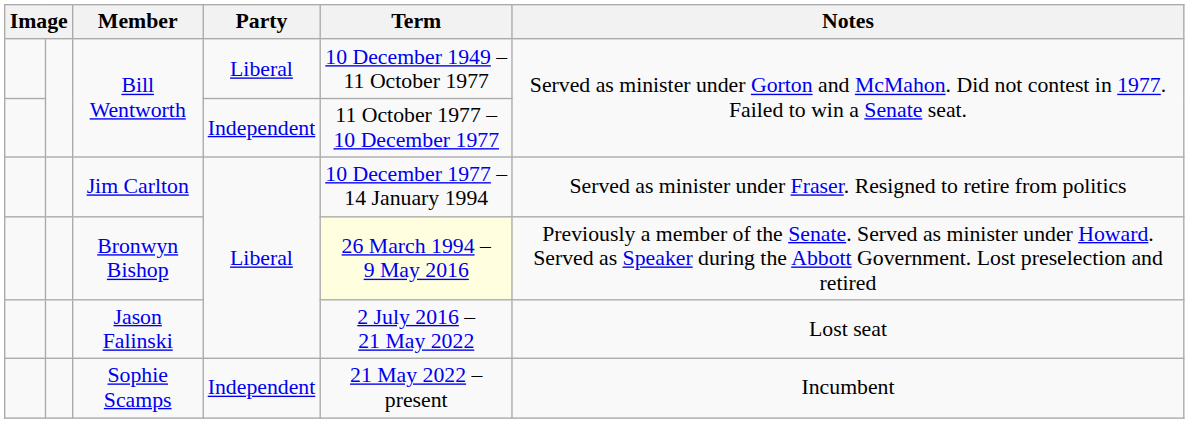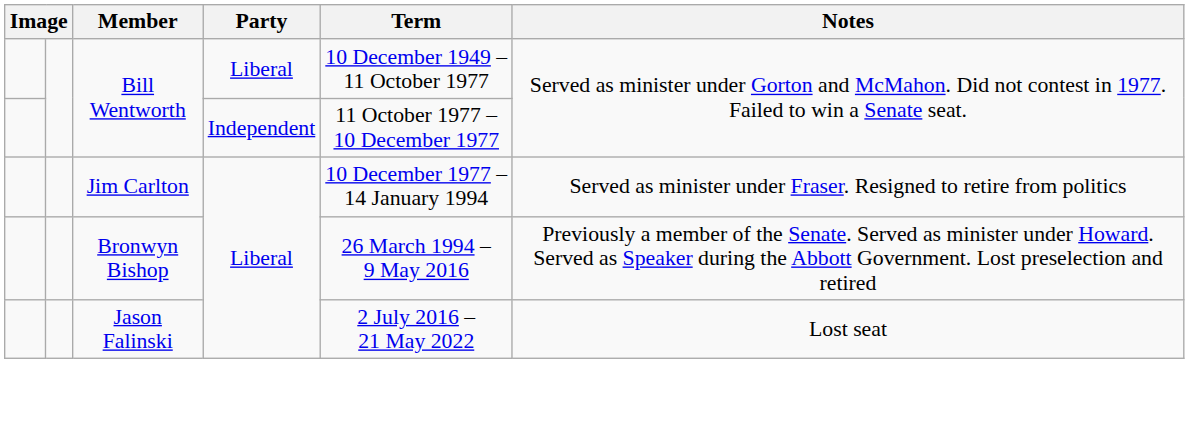(416, 257) lightyellow background -> (416, 257) no background
- row: (138, 387)
